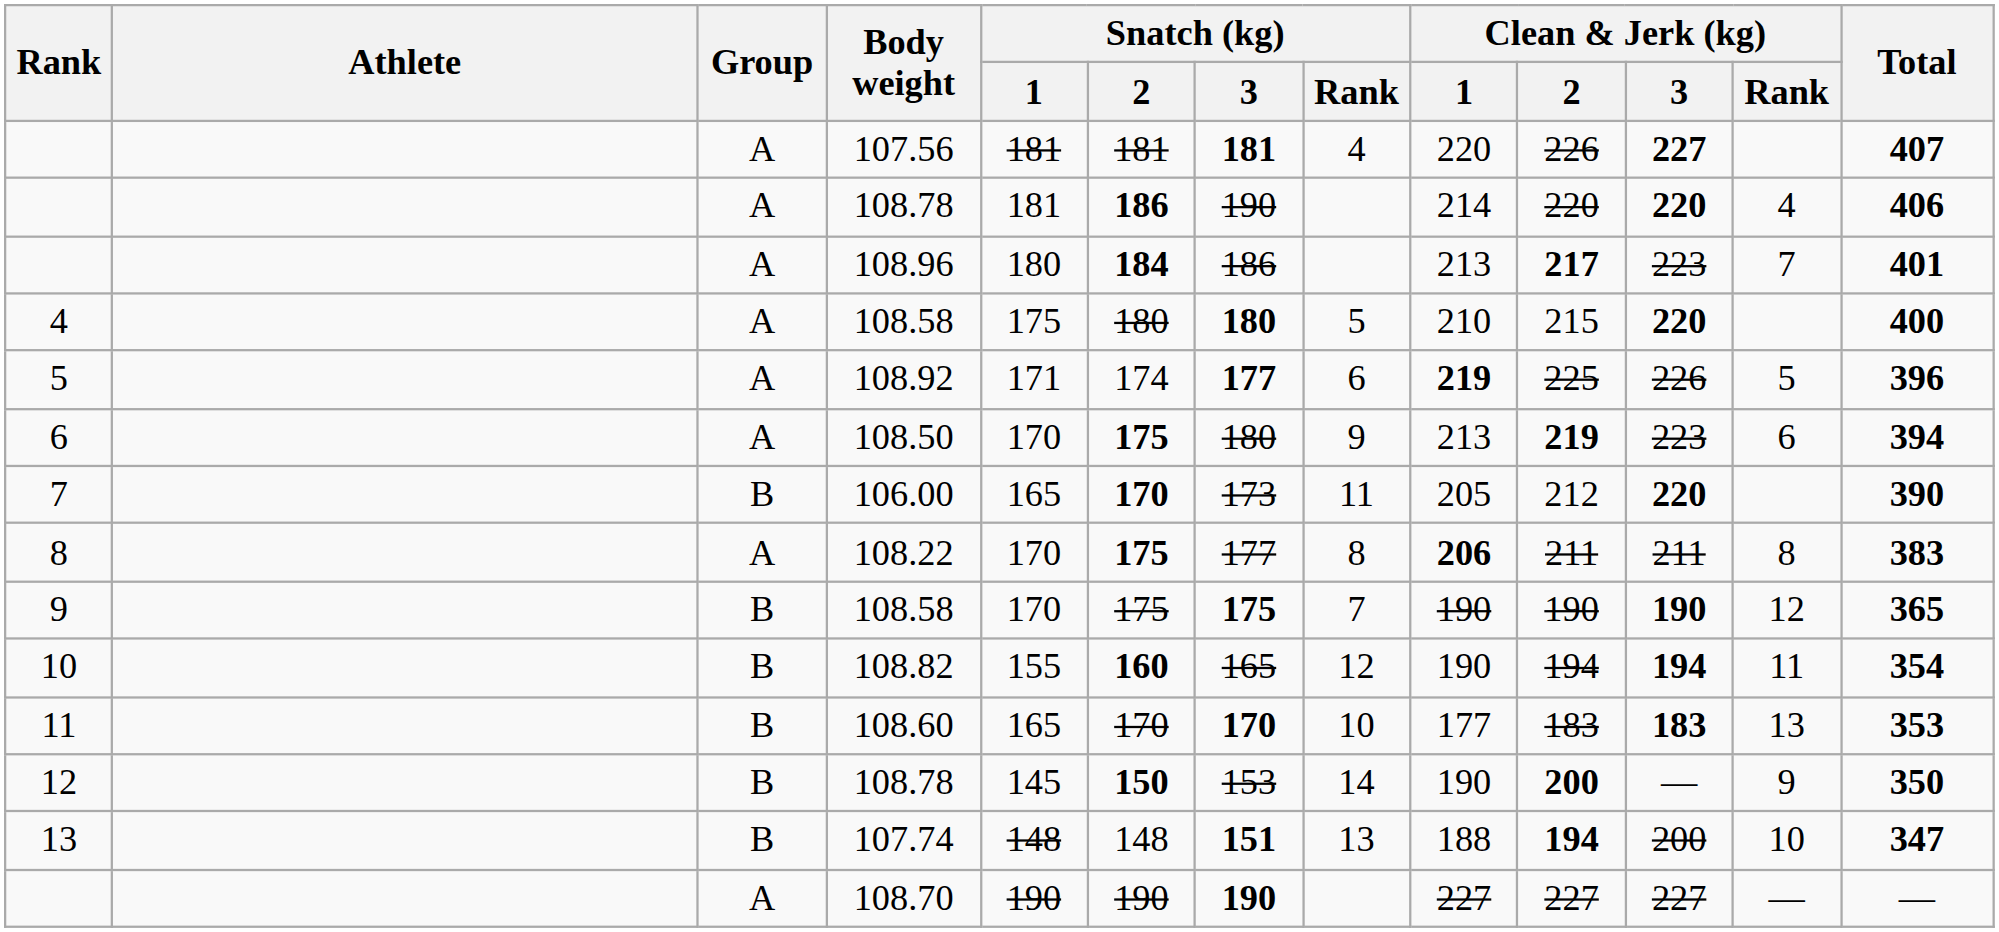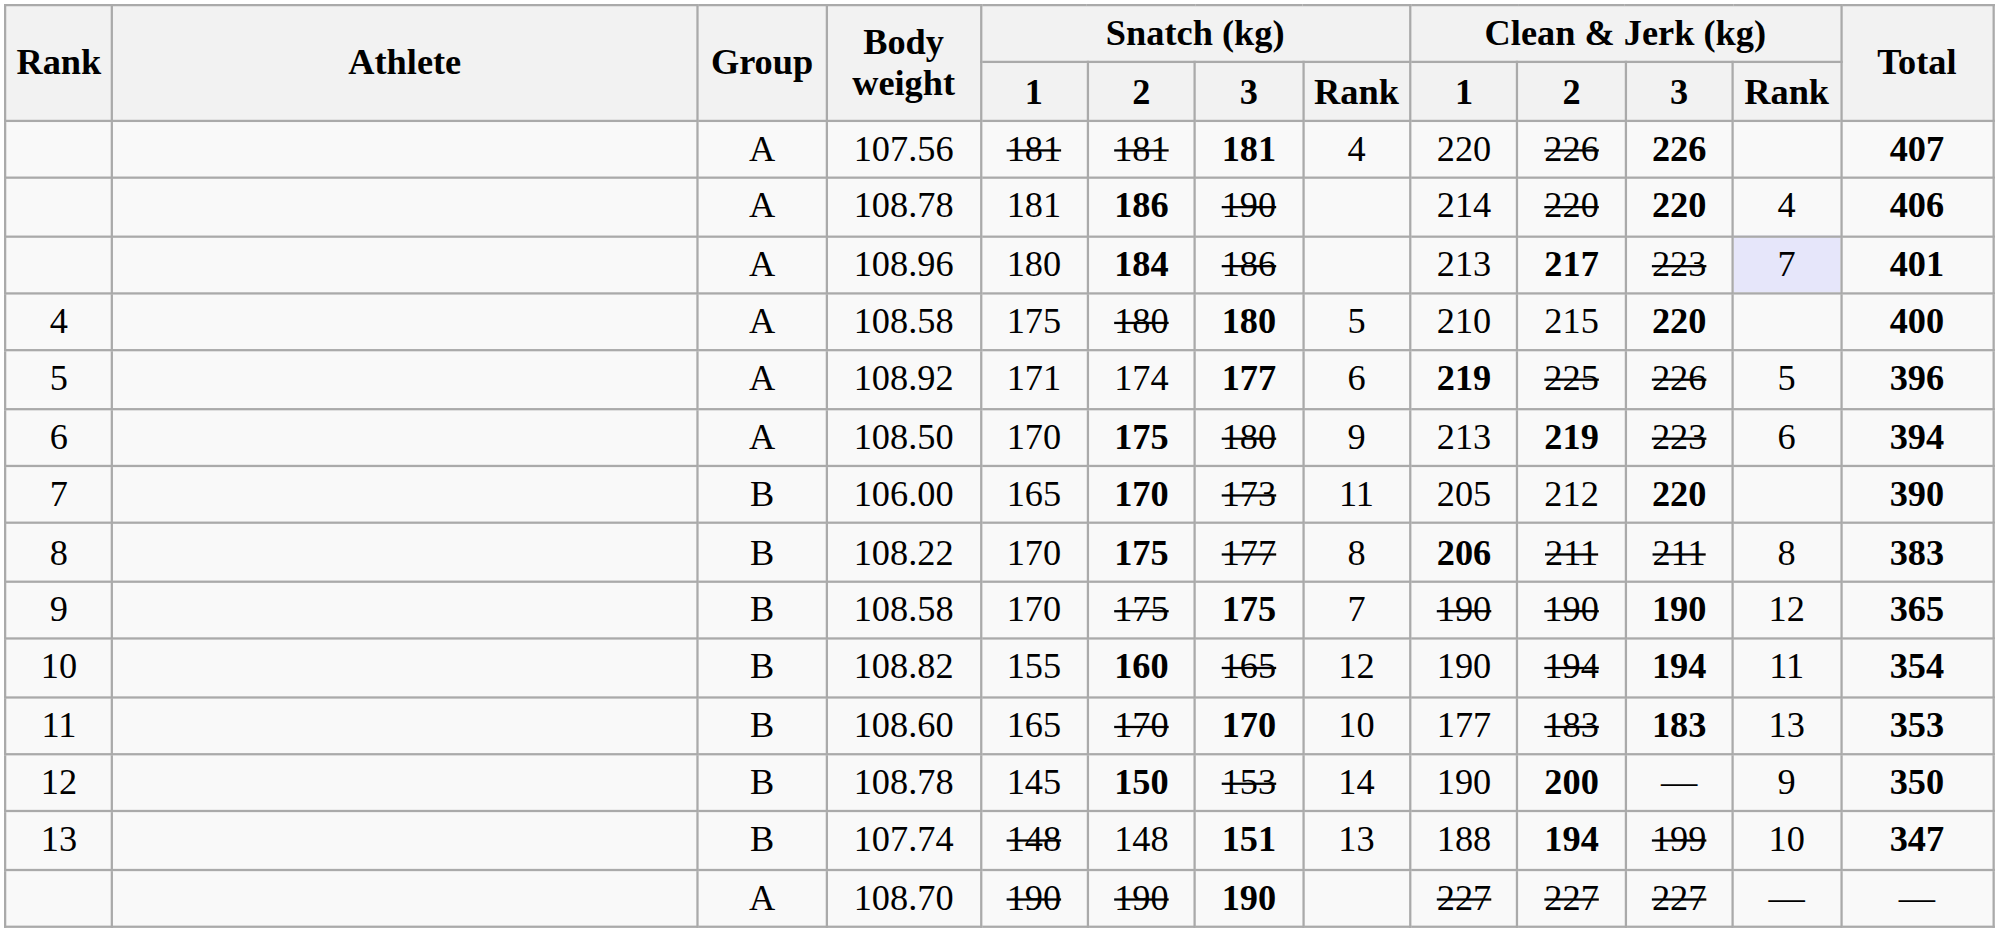(1679, 148) 227 -> (1679, 148) 226
(1787, 263) no background -> (1787, 263) lavender background
(762, 551) A -> (762, 551) B
(1679, 839) 200 -> (1679, 839) 199
